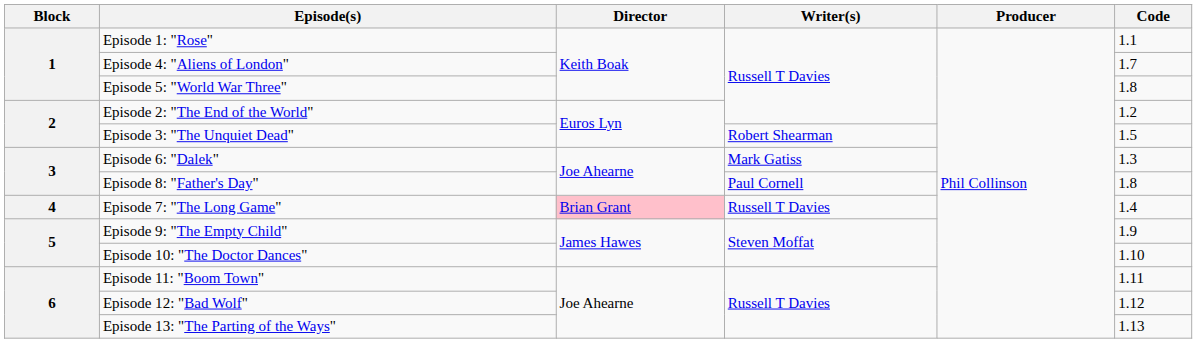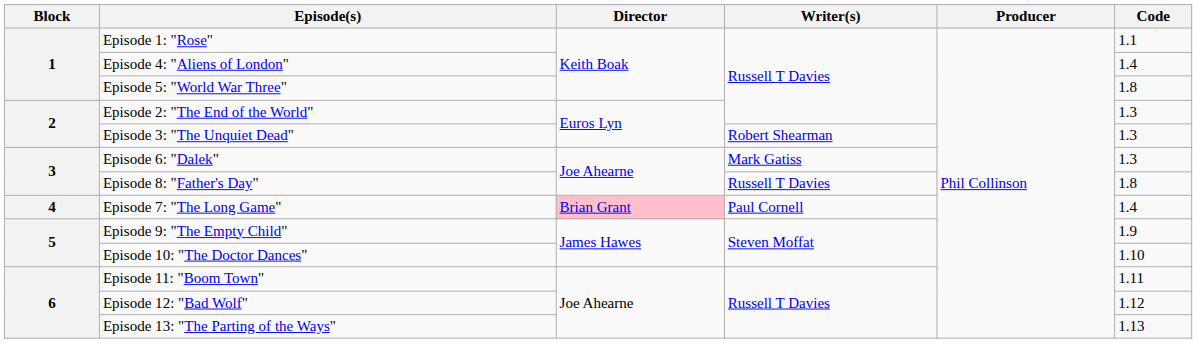(1128, 64) 1.7 -> (1128, 64) 1.4
(1128, 111) 1.2 -> (1128, 111) 1.3
(1128, 135) 1.5 -> (1128, 135) 1.3
(766, 183) Paul Cornell -> (779, 183) Russell T Davies
(779, 207) Russell T Davies -> (766, 207) Paul Cornell
